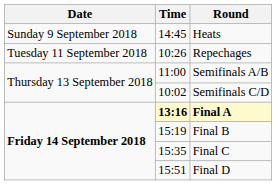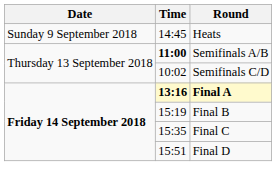- row: (222, 53)
(172, 72) normal -> (172, 53) bold
